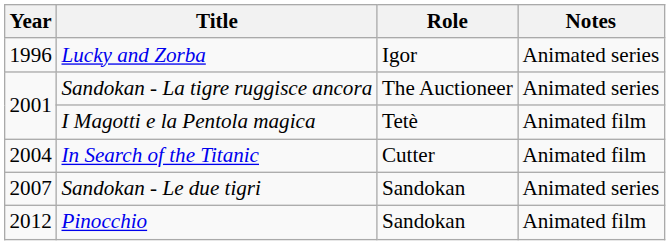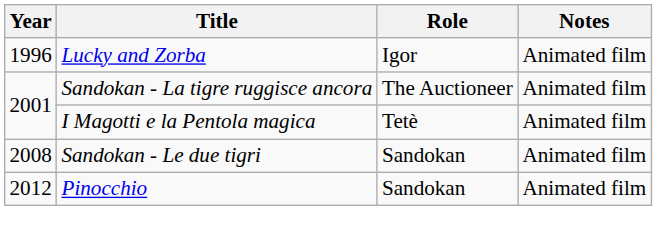(591, 54) Animated series -> (584, 54) Animated film
(591, 88) Animated series -> (584, 88) Animated film
- row: (160, 155)
(31, 188) 2007 -> (31, 155) 2008
(591, 188) Animated series -> (584, 155) Animated film
